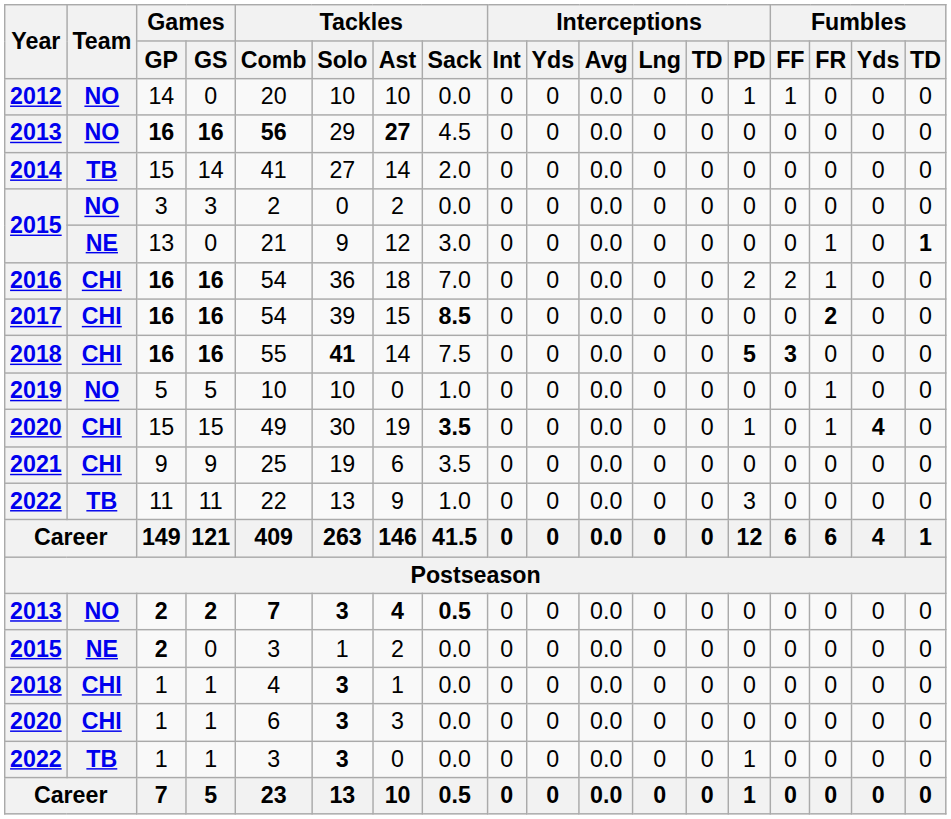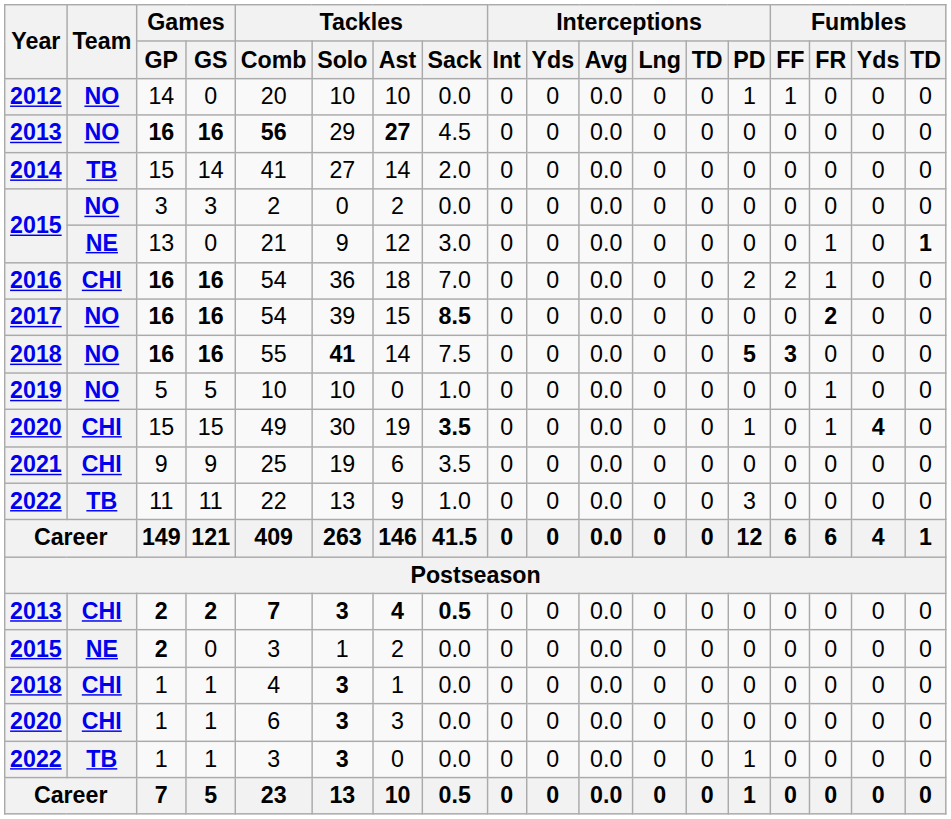(102, 317) CHI -> (102, 317) NO
(102, 354) CHI -> (102, 354) NO
(102, 611) NO -> (102, 611) CHI
